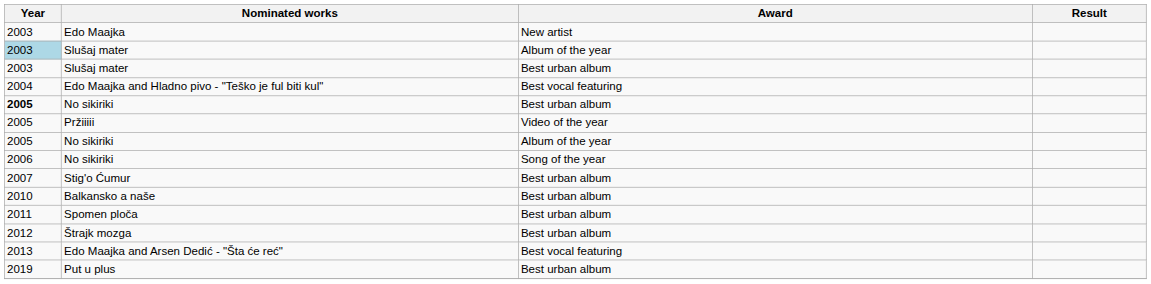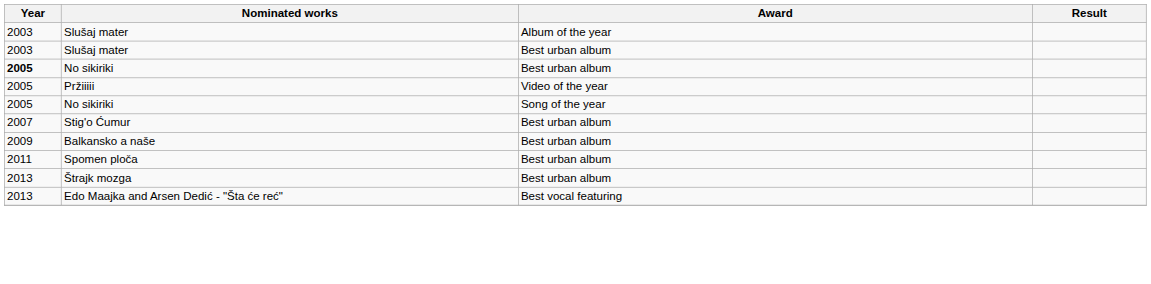- row: (95, 31)
(20, 50) lightblue background -> (20, 31) no background
- row: (194, 86)
- row: (89, 141)
(20, 159) 2006 -> (20, 104) 2005
(20, 196) 2010 -> (20, 141) 2009
(20, 232) 2012 -> (20, 178) 2013
- row: (90, 269)
